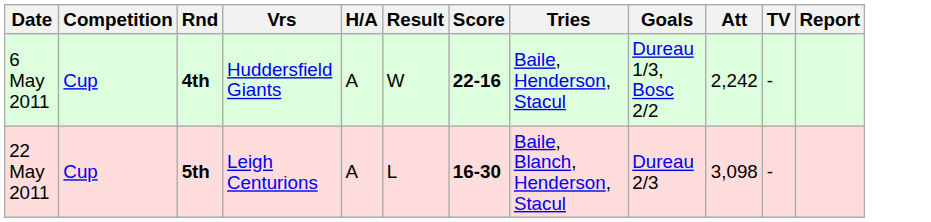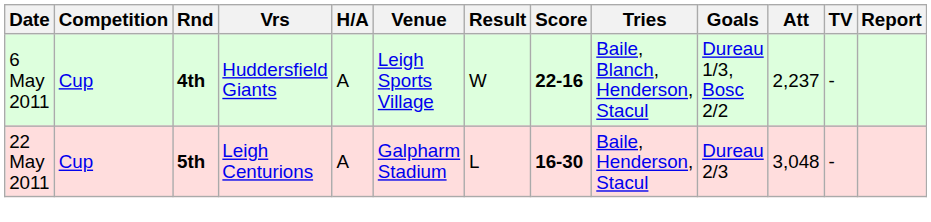+ column: (419, 19)
(562, 80) Baile, Henderson, Stacul -> (645, 80) Baile, Blanch, Henderson, Stacul
(734, 80) 2,242 -> (796, 80) 2,237
(562, 171) Baile, Blanch, Henderson, Stacul -> (645, 161) Baile, Henderson, Stacul
(734, 171) 3,098 -> (796, 161) 3,048
